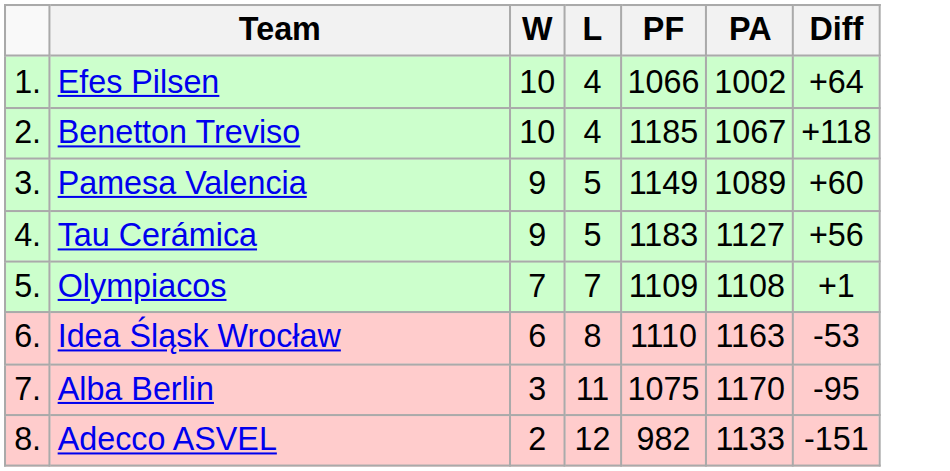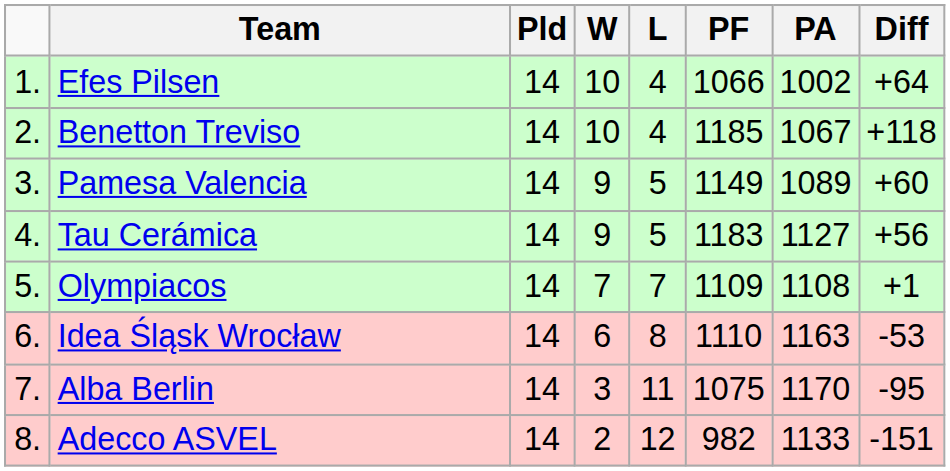+ column: (542, 30)
